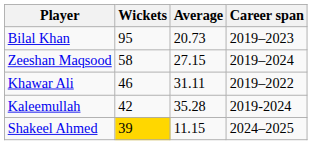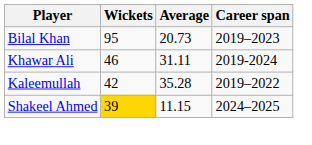- row: (60, 60)
(262, 83) 2019–2022 -> (246, 60) 2019-2024
(261, 106) 2019-2024 -> (248, 83) 2019–2022
